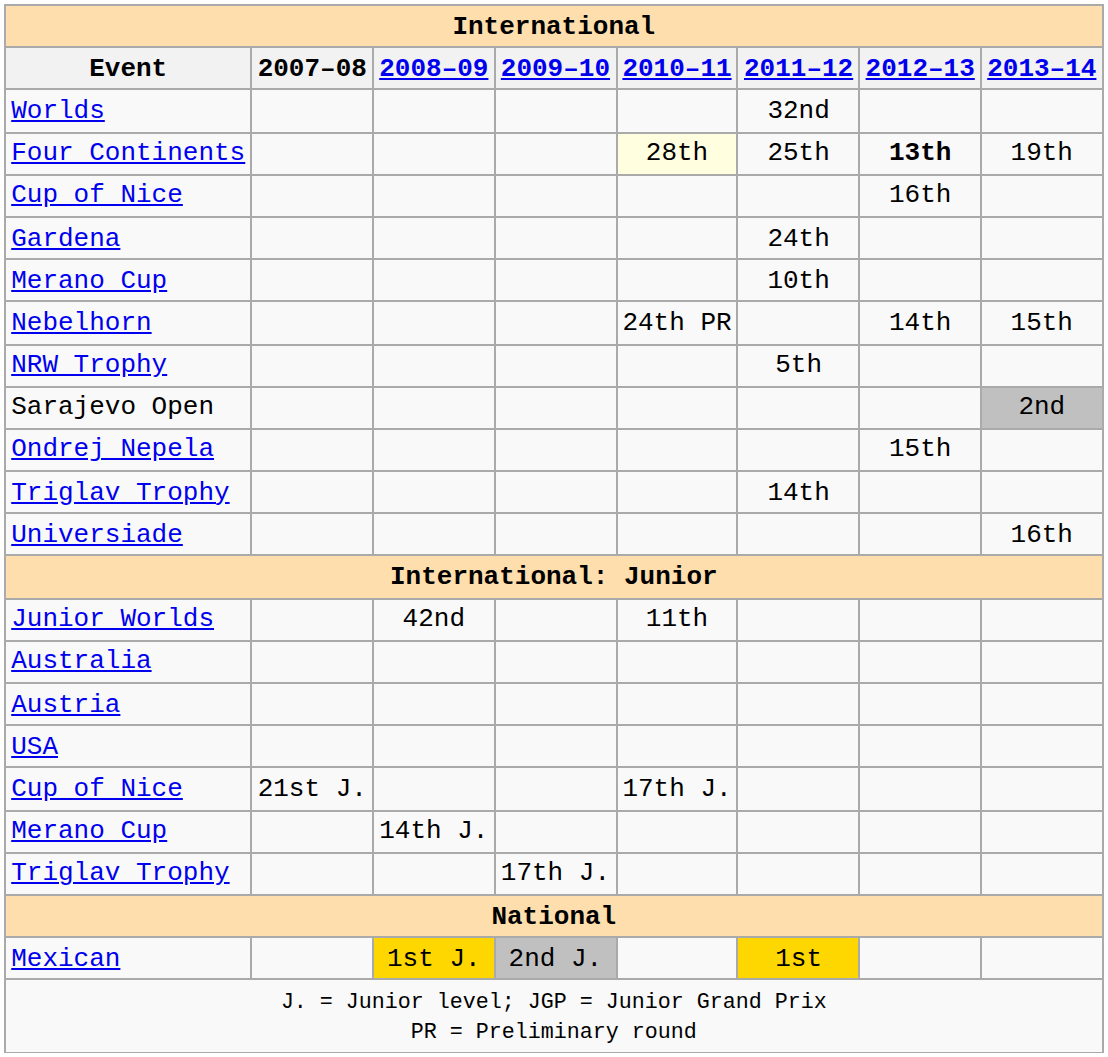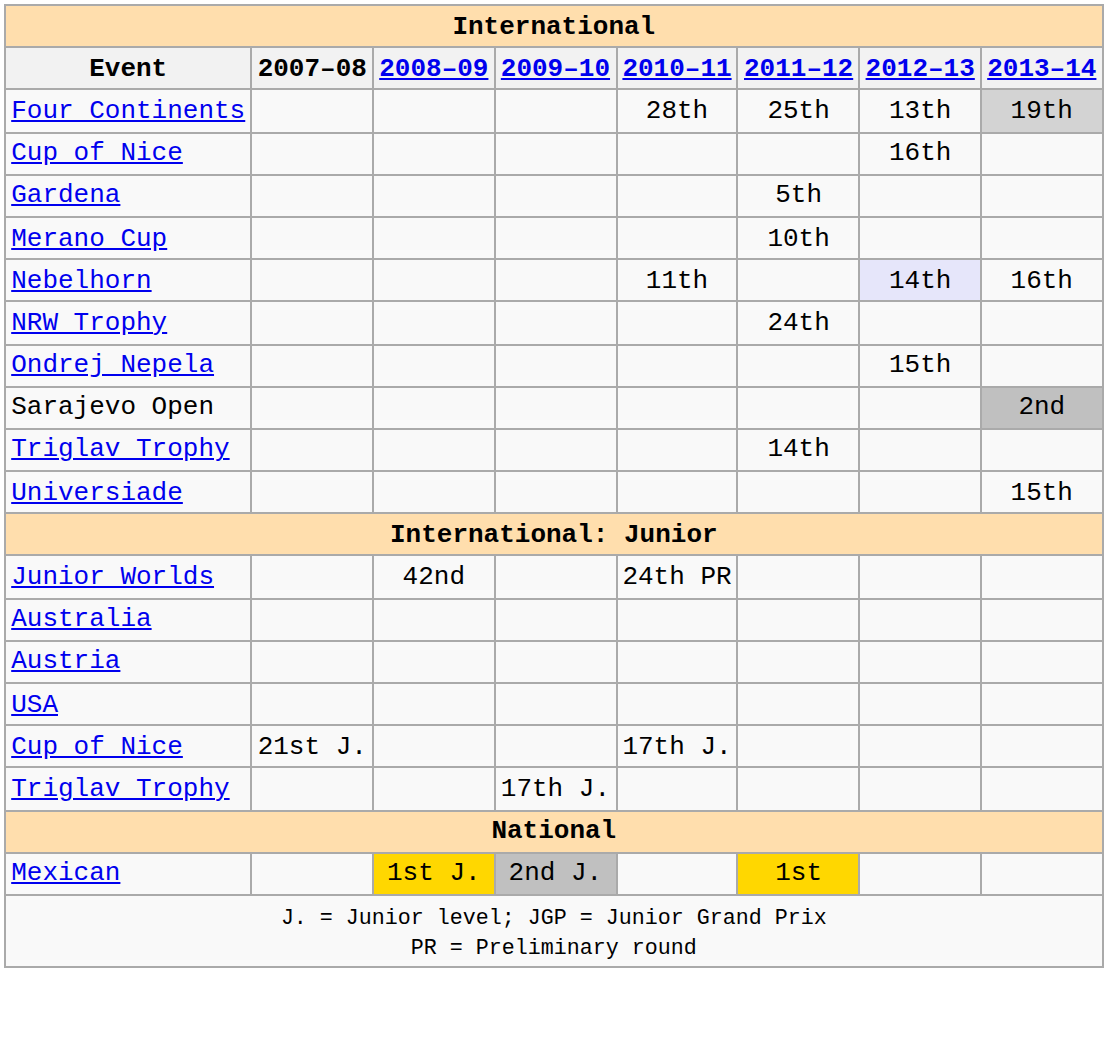- row: (58, 111)
(677, 153) lightyellow background -> (677, 111) no background
(920, 153) bold -> (920, 111) normal
(1042, 153) no background -> (1042, 111) lightgrey background
(799, 238) 24th -> (799, 196) 5th
(677, 323) 24th PR -> (677, 280) 11th
(920, 323) no background -> (920, 280) lavender background
(1042, 323) 15th -> (1042, 280) 16th
(799, 365) 5th -> (799, 323) 24th
rows swapped: (113, 450) <-> (113, 408)
(1042, 535) 16th -> (1042, 492) 15th
(677, 619) 11th -> (677, 577) 24th PR
- row: (89, 831)
